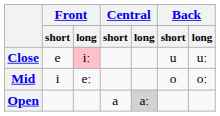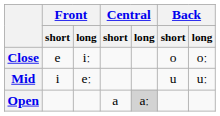(86, 57) pink background -> (86, 57) no background
(173, 57) u -> (173, 57) o
(202, 57) uː -> (202, 57) oː
(173, 79) o -> (173, 79) u
(202, 79) oː -> (202, 79) uː
